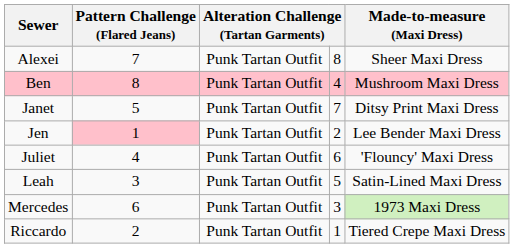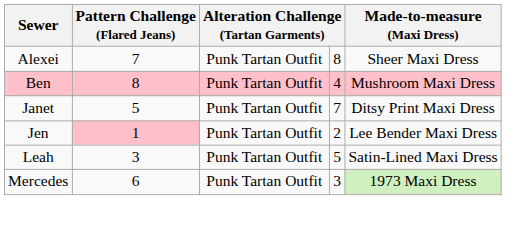- row: (38, 157)
- row: (38, 231)
